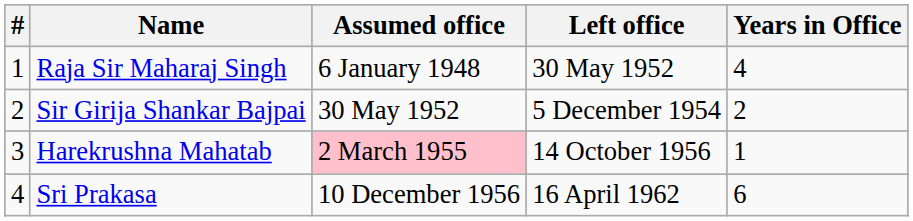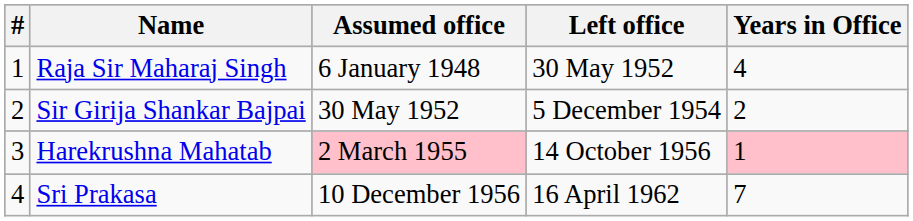(740, 151) no background -> (740, 151) pink background
(740, 194) 6 -> (740, 194) 7
